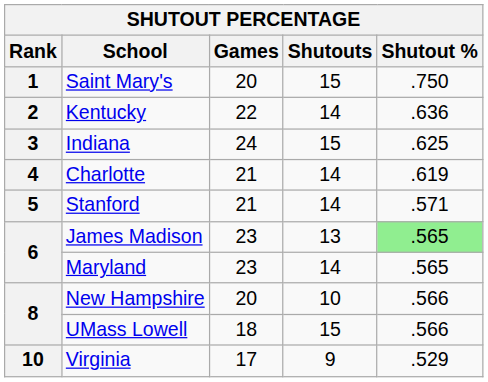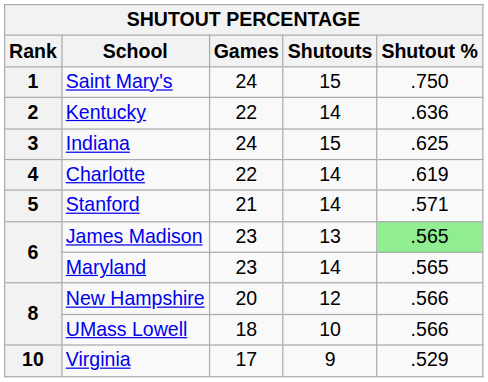(246, 81) 20 -> (246, 81) 24
(246, 174) 21 -> (246, 174) 22
(330, 298) 10 -> (330, 298) 12
(330, 329) 15 -> (330, 329) 10
